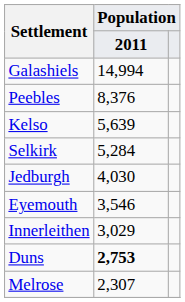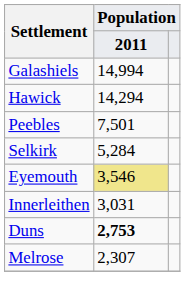+ row: (35, 97)
(116, 97) 8,376 -> (116, 124) 7,501
- row: (28, 124)
- row: (39, 177)
(116, 204) no background -> (116, 177) khaki background
(116, 230) 3,029 -> (116, 204) 3,031
